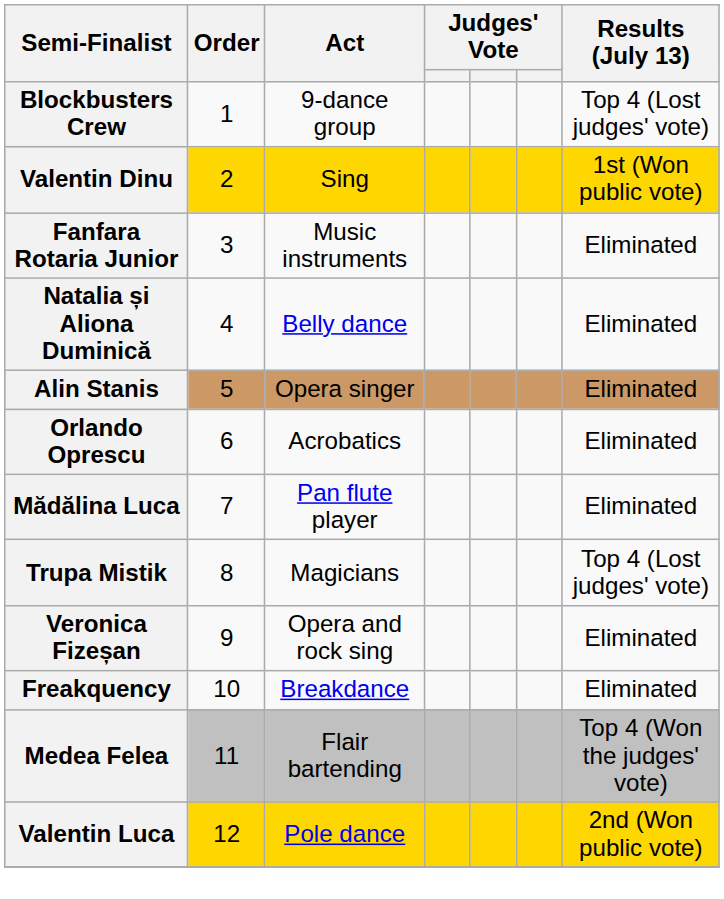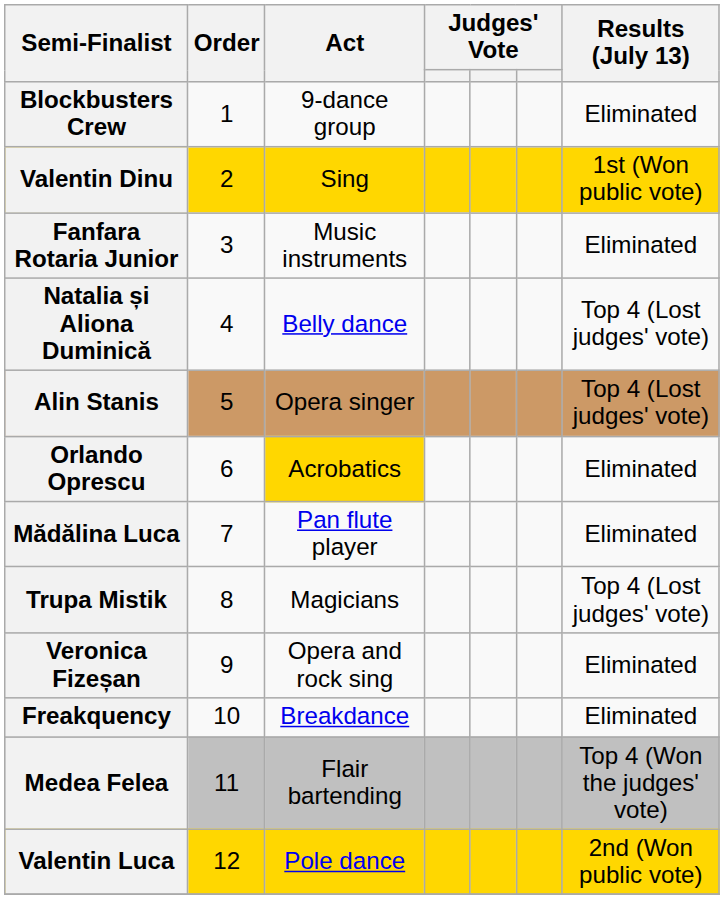(641, 113) Top 4 (Lost judges' vote) -> (641, 113) Eliminated
(641, 323) Eliminated -> (641, 323) Top 4 (Lost judges' vote)
(641, 389) Eliminated -> (641, 403) Top 4 (Lost judges' vote)
(345, 441) no background -> (345, 468) gold background
